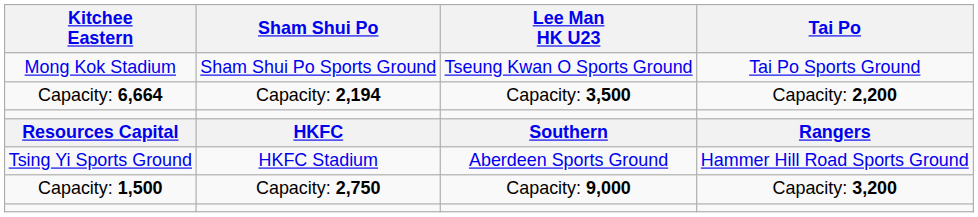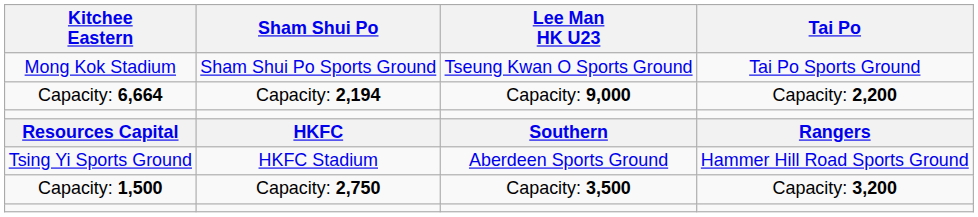(569, 95) Capacity: 3,500 -> (569, 95) Capacity: 9,000
(569, 189) Capacity: 9,000 -> (569, 189) Capacity: 3,500
